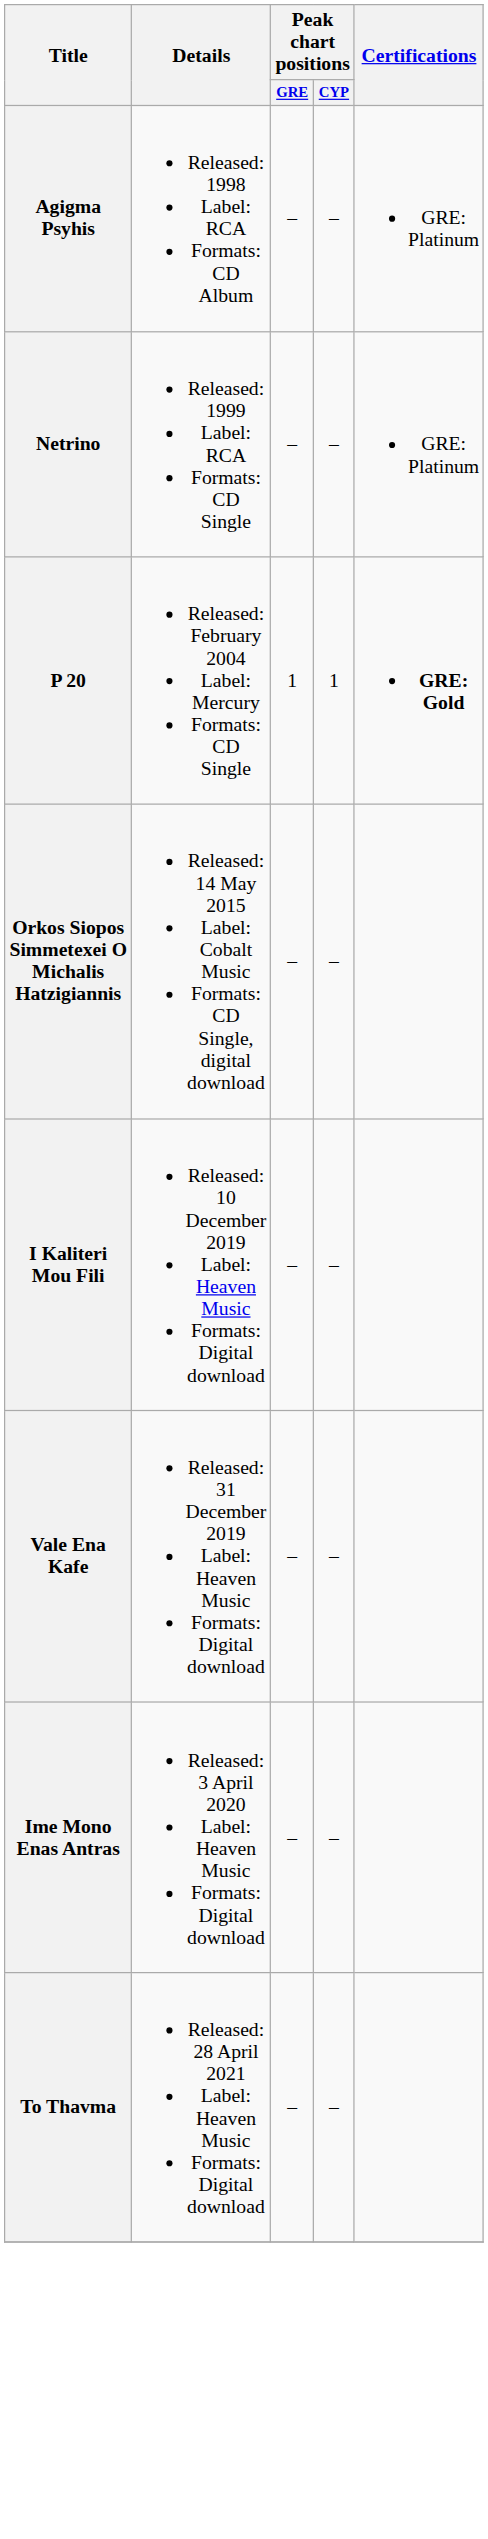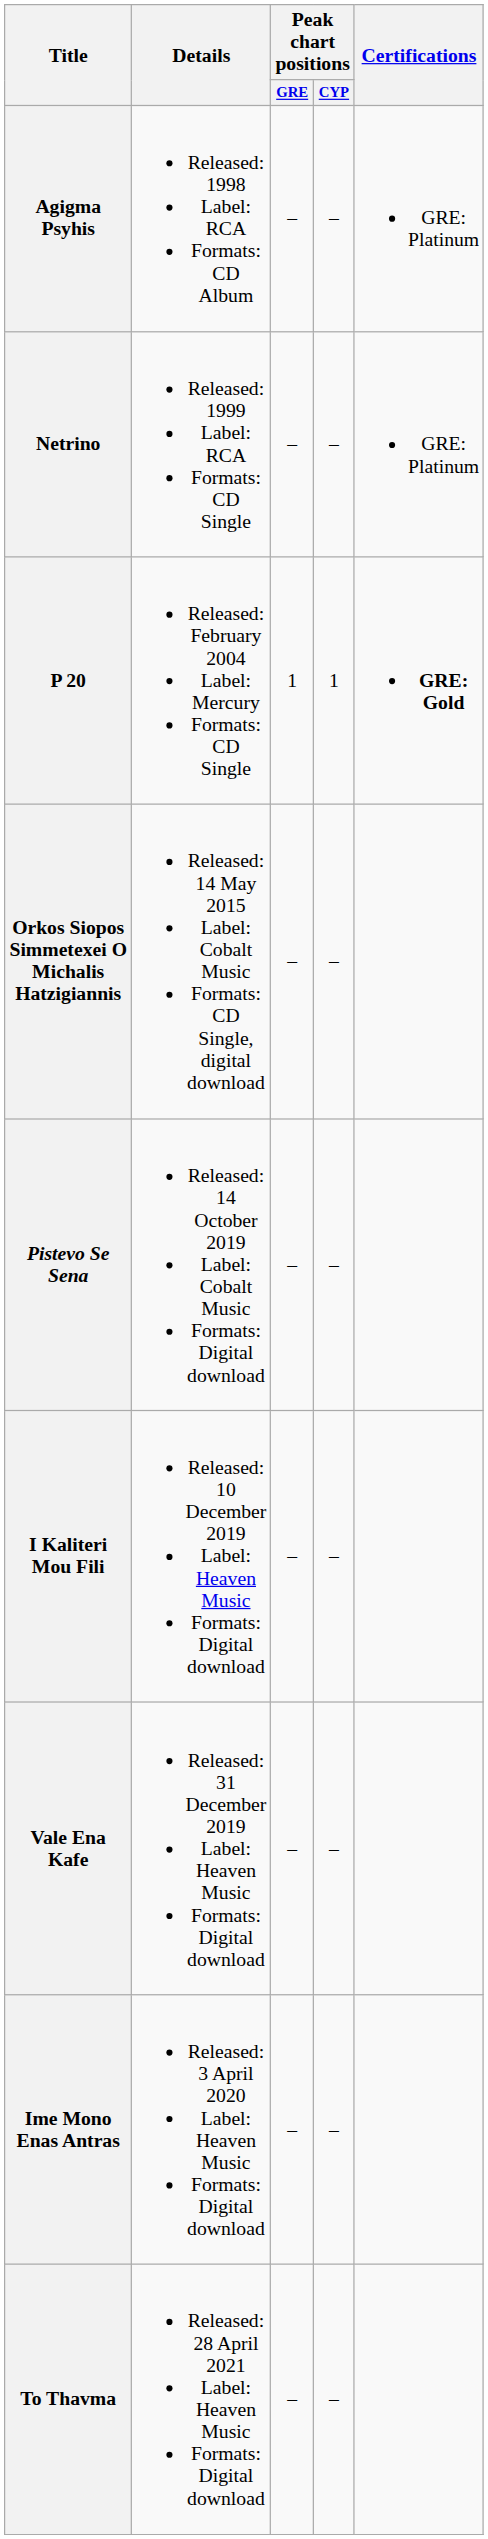+ row: (68, 1264)
